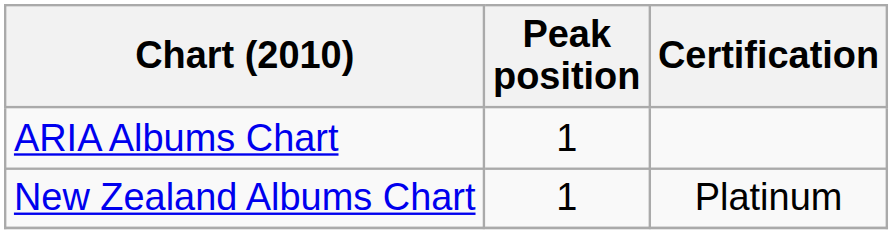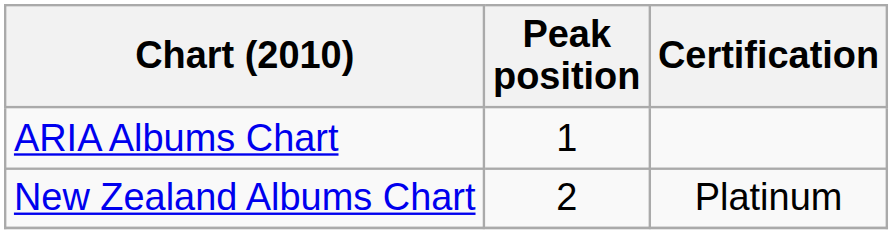(567, 197) 1 -> (567, 197) 2
